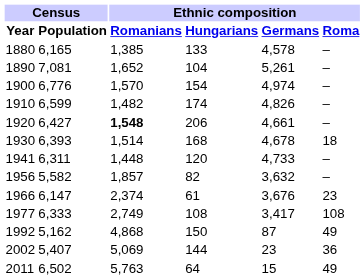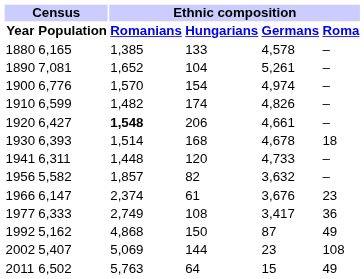(334, 213) 108 -> (330, 213) 36
(330, 250) 36 -> (334, 250) 108
